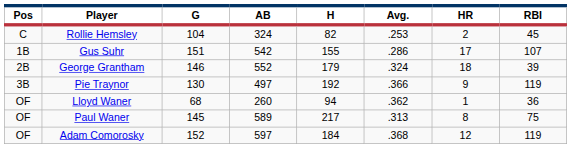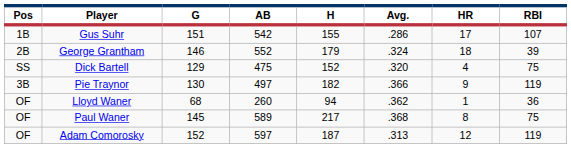- row: (102, 34)
+ row: (102, 68)
(330, 85) 192 -> (330, 85) 182
(398, 118) .313 -> (398, 118) .368
(330, 135) 184 -> (330, 135) 187
(398, 135) .368 -> (398, 135) .313
